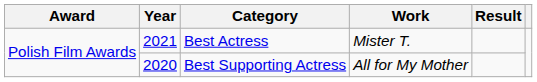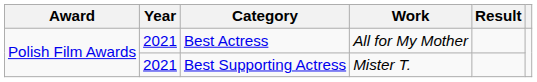(382, 40) Mister T. -> (411, 40) All for My Mother
(160, 64) 2020 -> (160, 64) 2021
(411, 64) All for My Mother -> (382, 64) Mister T.
